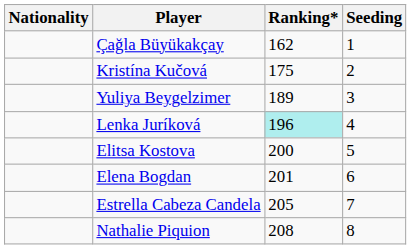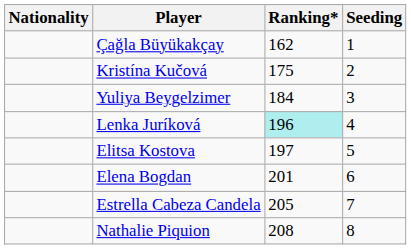(281, 97) 189 -> (281, 97) 184
(281, 151) 200 -> (281, 151) 197
